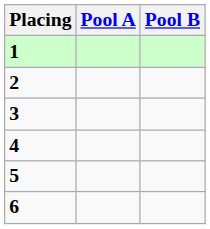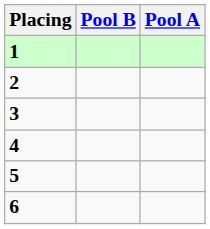columns swapped: (108, 20) <-> (172, 20)
